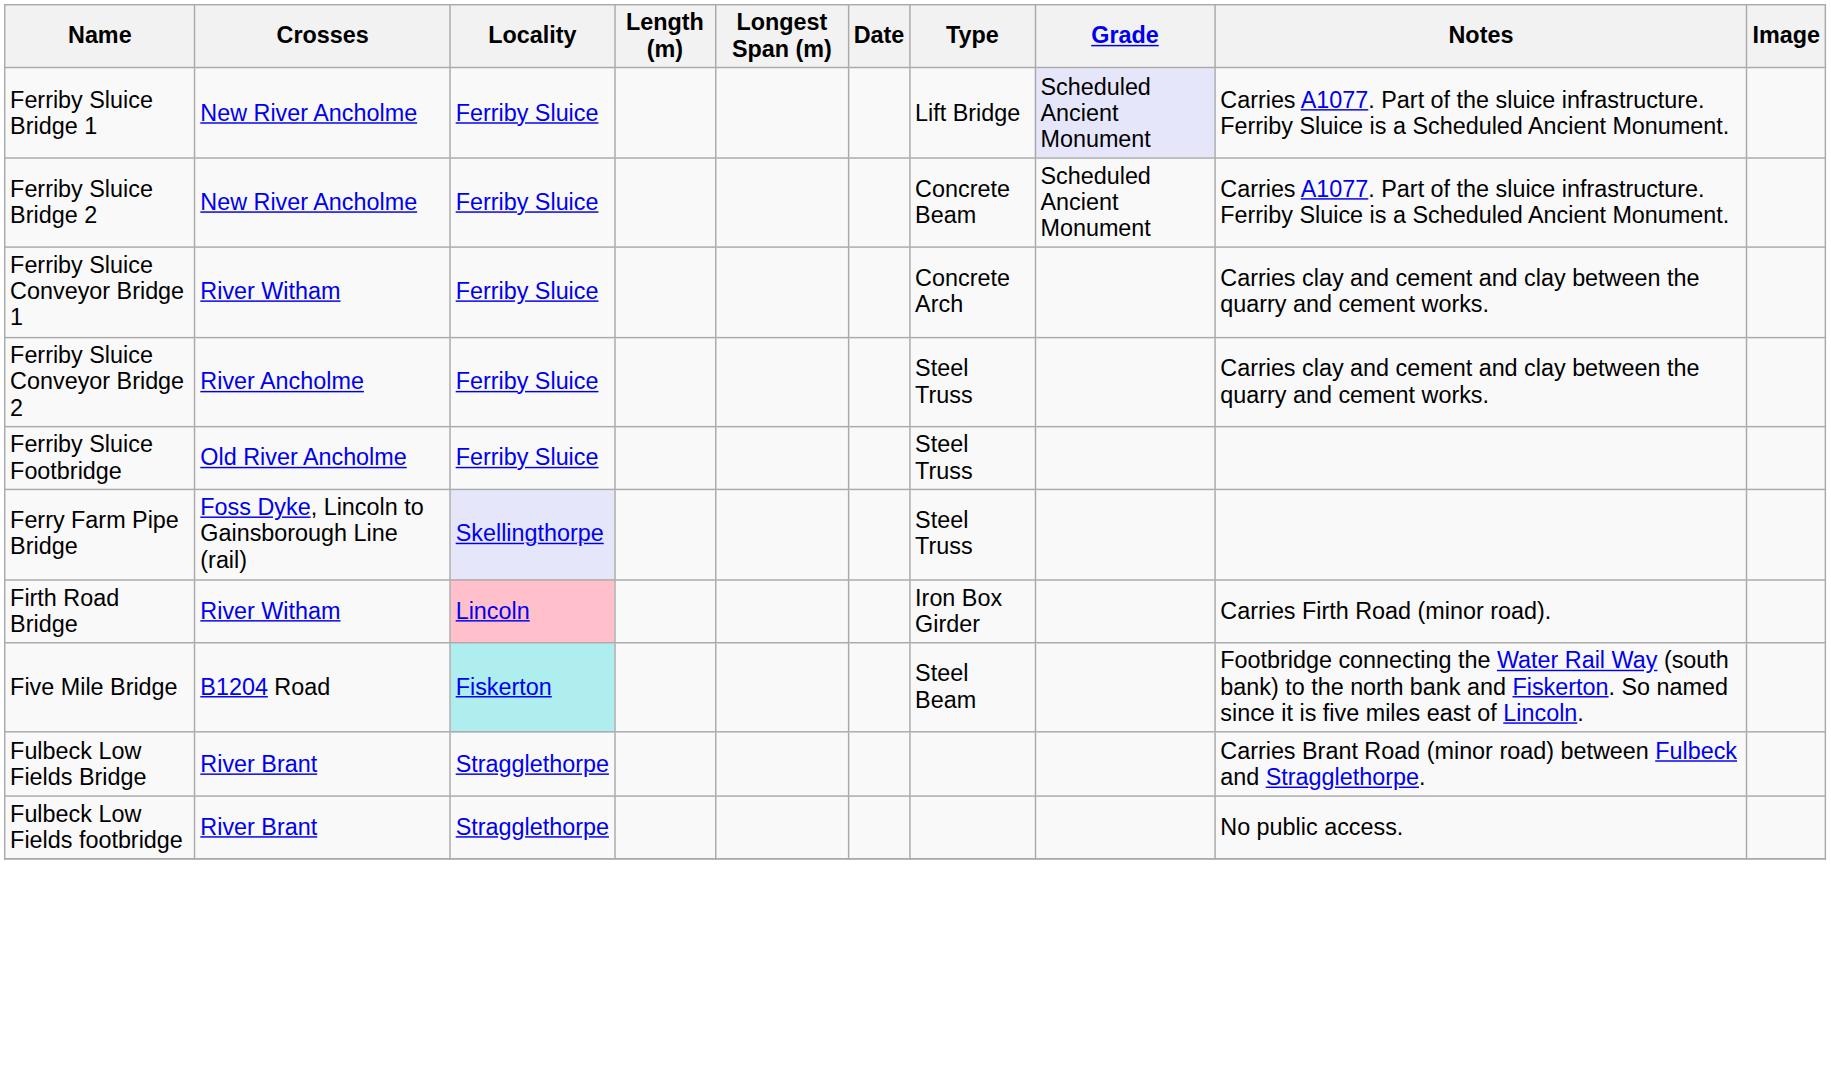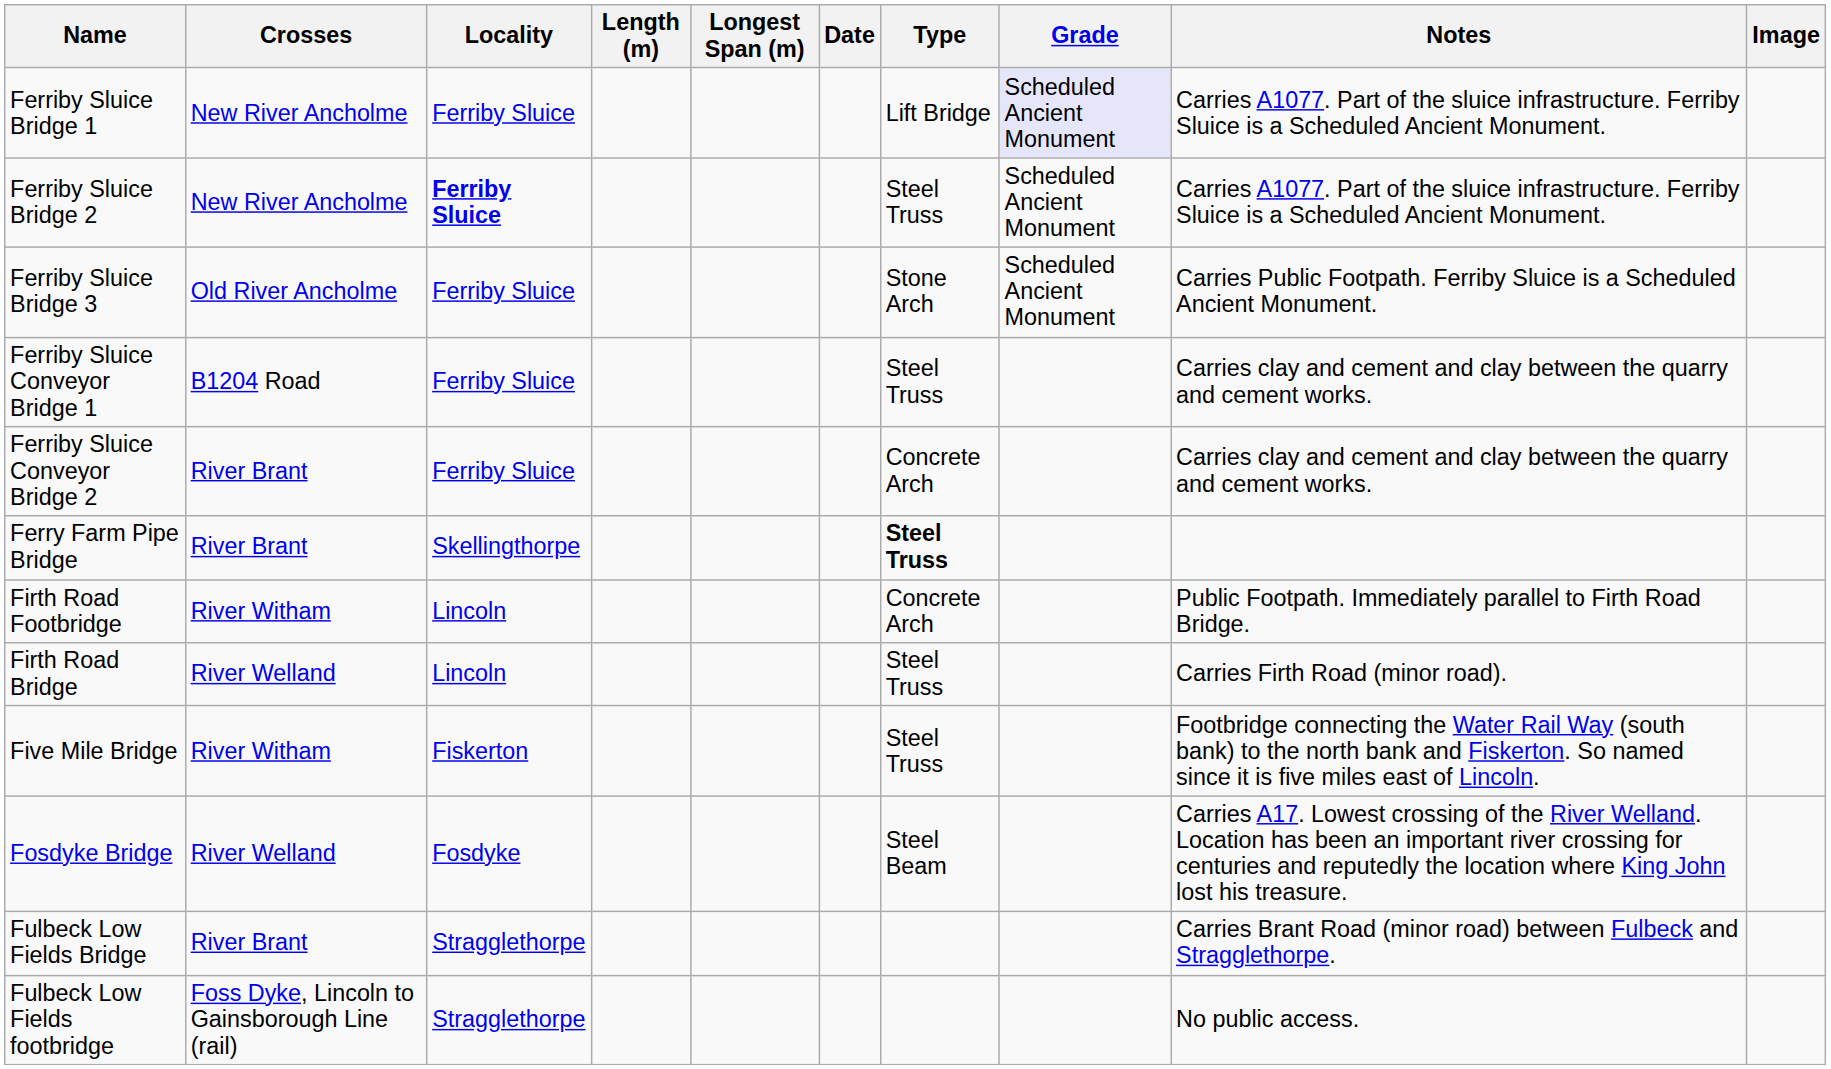(527, 202) normal -> (472, 202) bold
(963, 202) Concrete Beam -> (914, 202) Steel Truss
+ row: (82, 291)
(270, 291) River Witham -> (256, 381) B1204 Road
(963, 291) Concrete Arch -> (914, 381) Steel Truss
(282, 381) River Ancholme -> (249, 471) River Brant
(944, 381) Steel Truss -> (933, 471) Concrete Arch
- row: (82, 457)
(312, 534) Foss Dyke, Lincoln to Gainsborough Line (rail) -> (249, 547) River Brant
(530, 534) lavender background -> (506, 547) no background
(944, 534) normal -> (917, 547) bold
+ row: (66, 610)
(270, 610) River Witham -> (263, 674) River Welland
(493, 610) pink background -> (469, 674) no background
(959, 610) Iron Box Girder -> (914, 674) Steel Truss
(265, 687) B1204 Road -> (261, 750) River Witham
(504, 687) paleturquoise background -> (480, 750) no background
(946, 687) Steel Beam -> (914, 750) Steel Truss
+ row: (91, 853)
(259, 827) River Brant -> (302, 1019) Foss Dyke, Lincoln to Gainsborough Line (rail)
